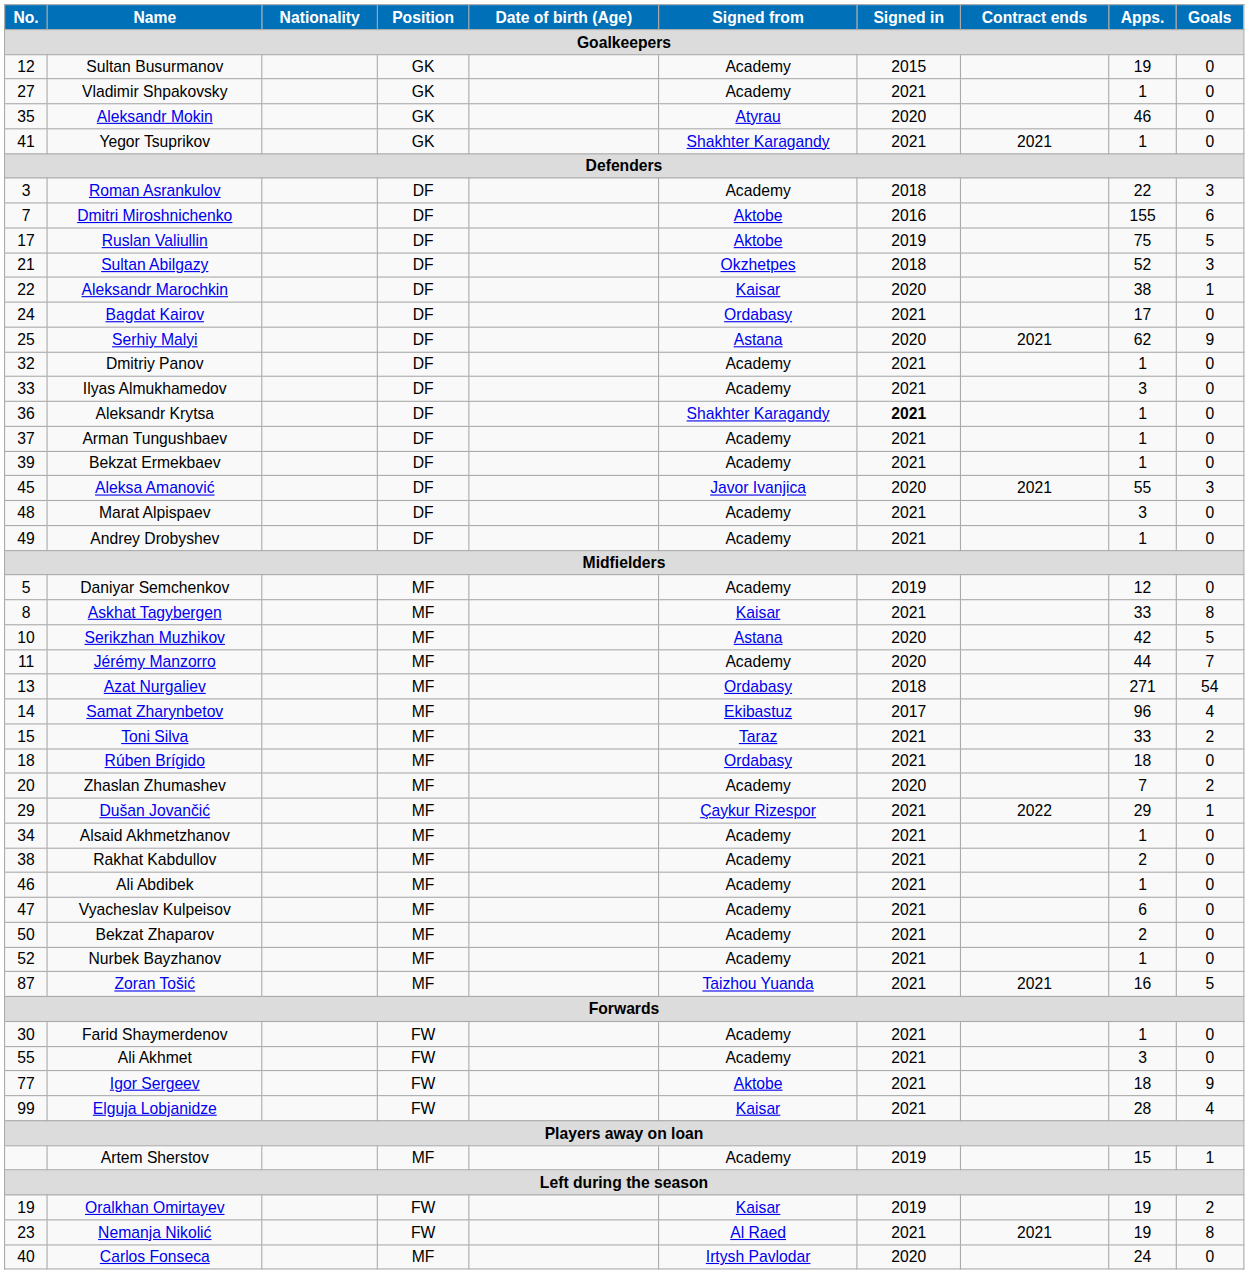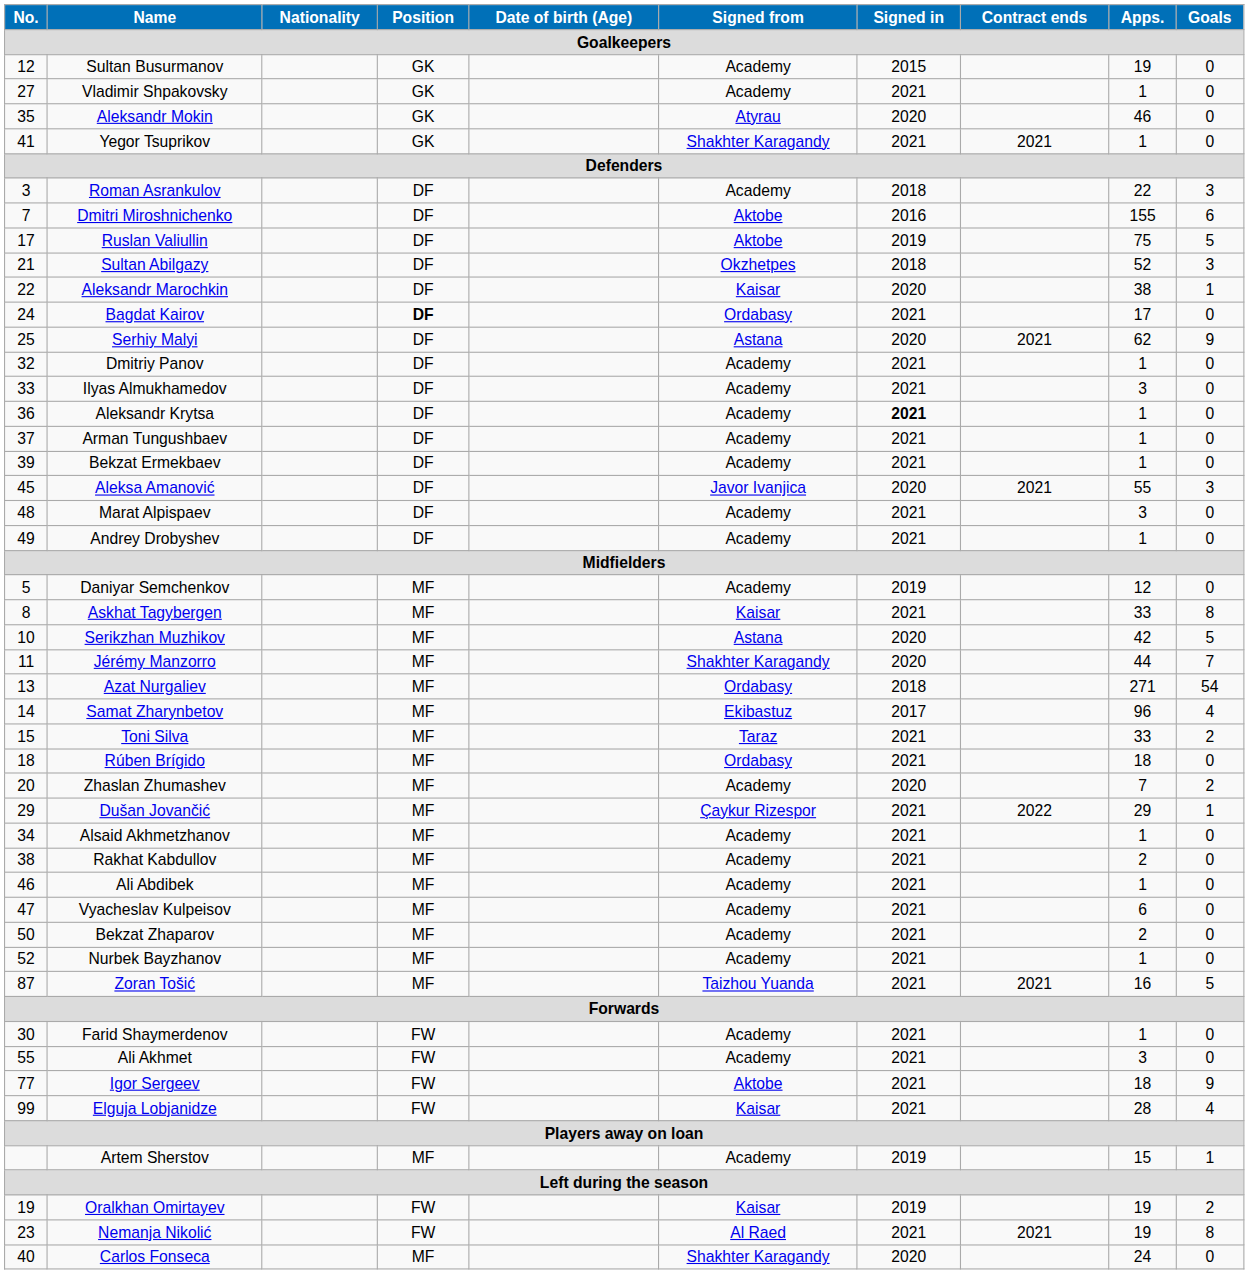(423, 315) normal -> (423, 315) bold
(758, 414) Shakhter Karagandy -> (758, 414) Academy
(758, 662) Academy -> (758, 662) Shakhter Karagandy
(758, 1257) Irtysh Pavlodar -> (758, 1257) Shakhter Karagandy
